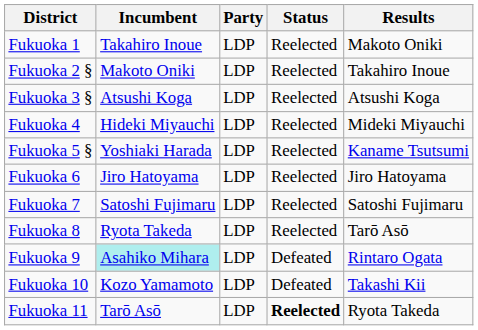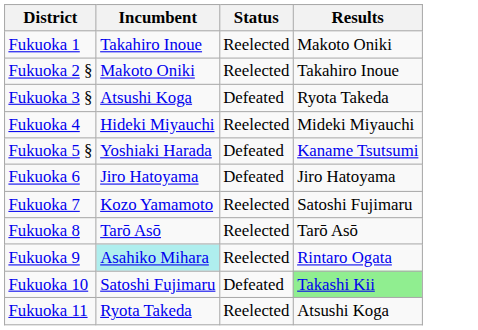- column: (243, 17)
(304, 97) Reelected -> (253, 97) Defeated
(394, 97) Atsushi Koga -> (343, 97) Ryota Takeda
(304, 151) Reelected -> (253, 151) Defeated
(304, 177) Reelected -> (253, 177) Defeated
(158, 204) Satoshi Fujimaru -> (157, 204) Kozo Yamamoto
(146, 230) Ryota Takeda -> (131, 230) Tarō Asō
(301, 257) Defeated -> (256, 257) Reelected
(157, 284) Kozo Yamamoto -> (158, 284) Satoshi Fujimaru
(387, 284) no background -> (336, 284) lightgreen background
(131, 310) Tarō Asō -> (146, 310) Ryota Takeda
(306, 310) bold -> (256, 310) normal
(394, 310) Ryota Takeda -> (343, 310) Atsushi Koga
